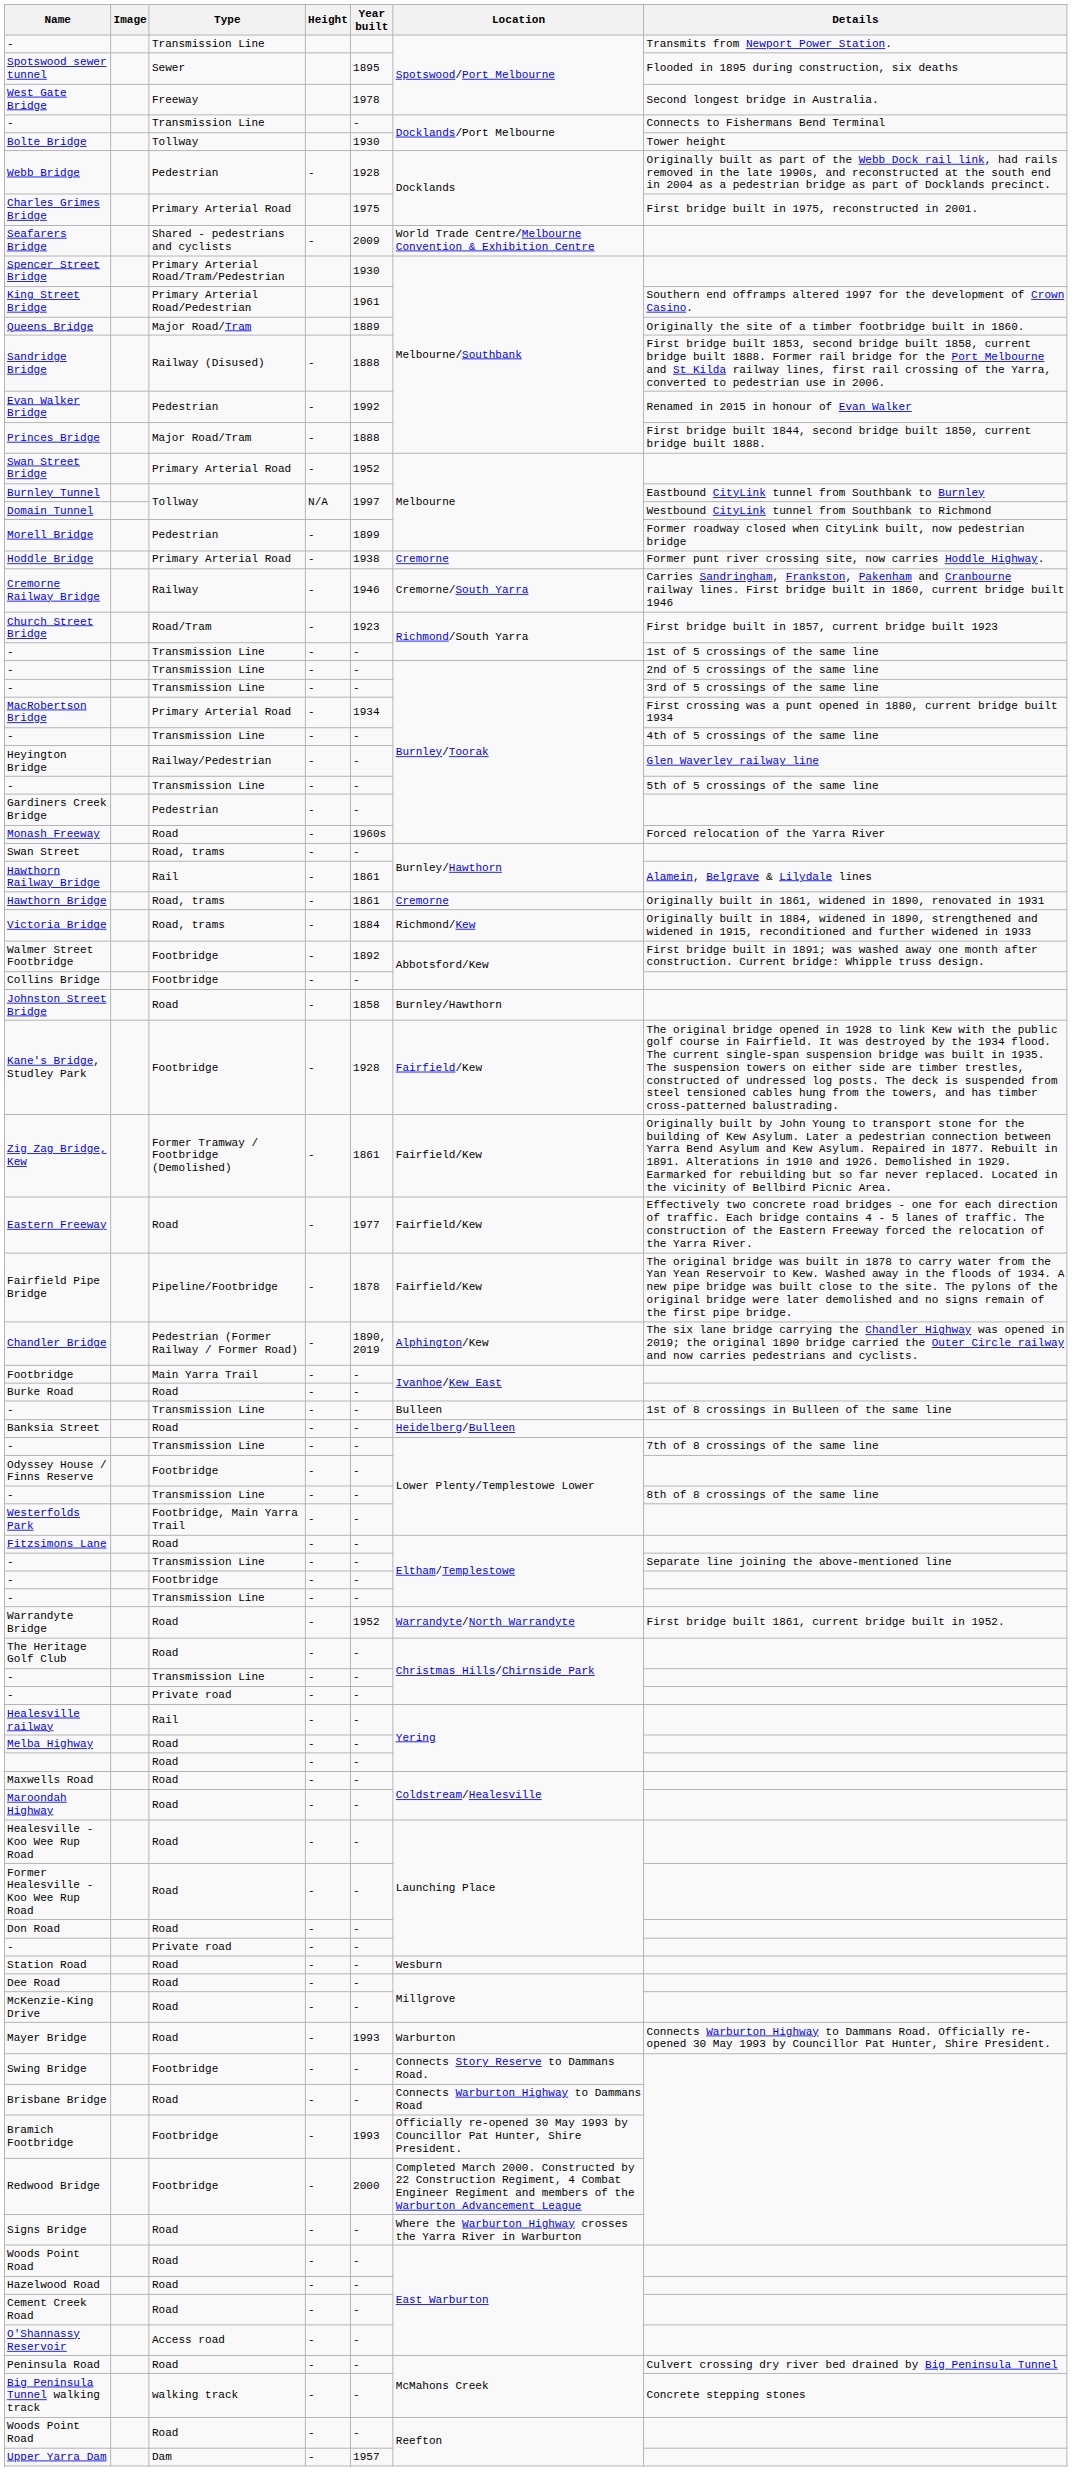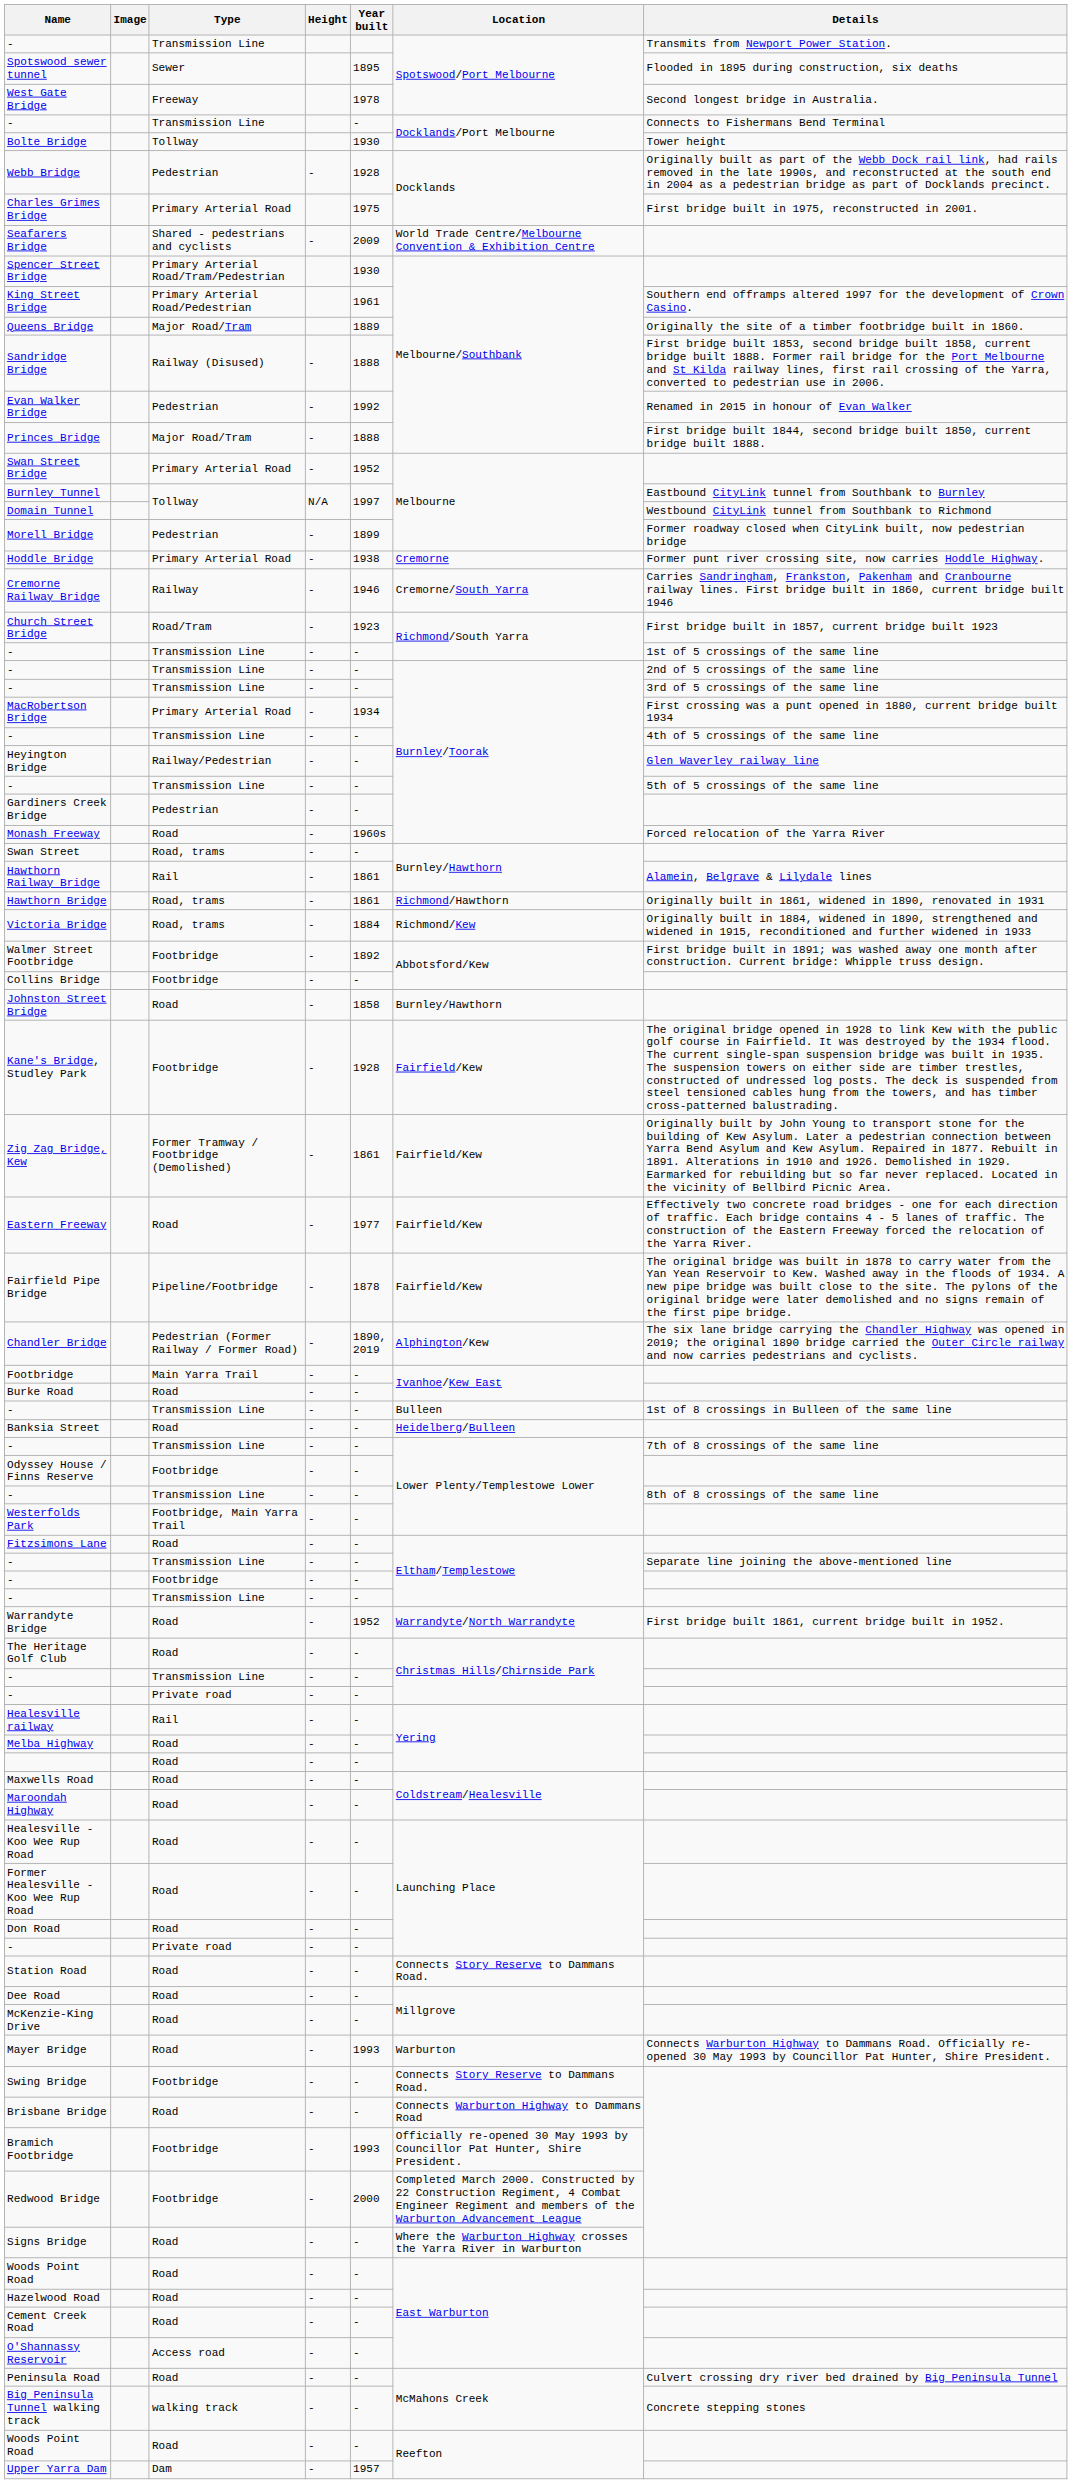(422, 901) Cremorne -> (452, 901) Richmond/Hawthorn
(419, 1965) Wesburn -> (505, 1971) Connects Story Reserve to Dammans Road.
